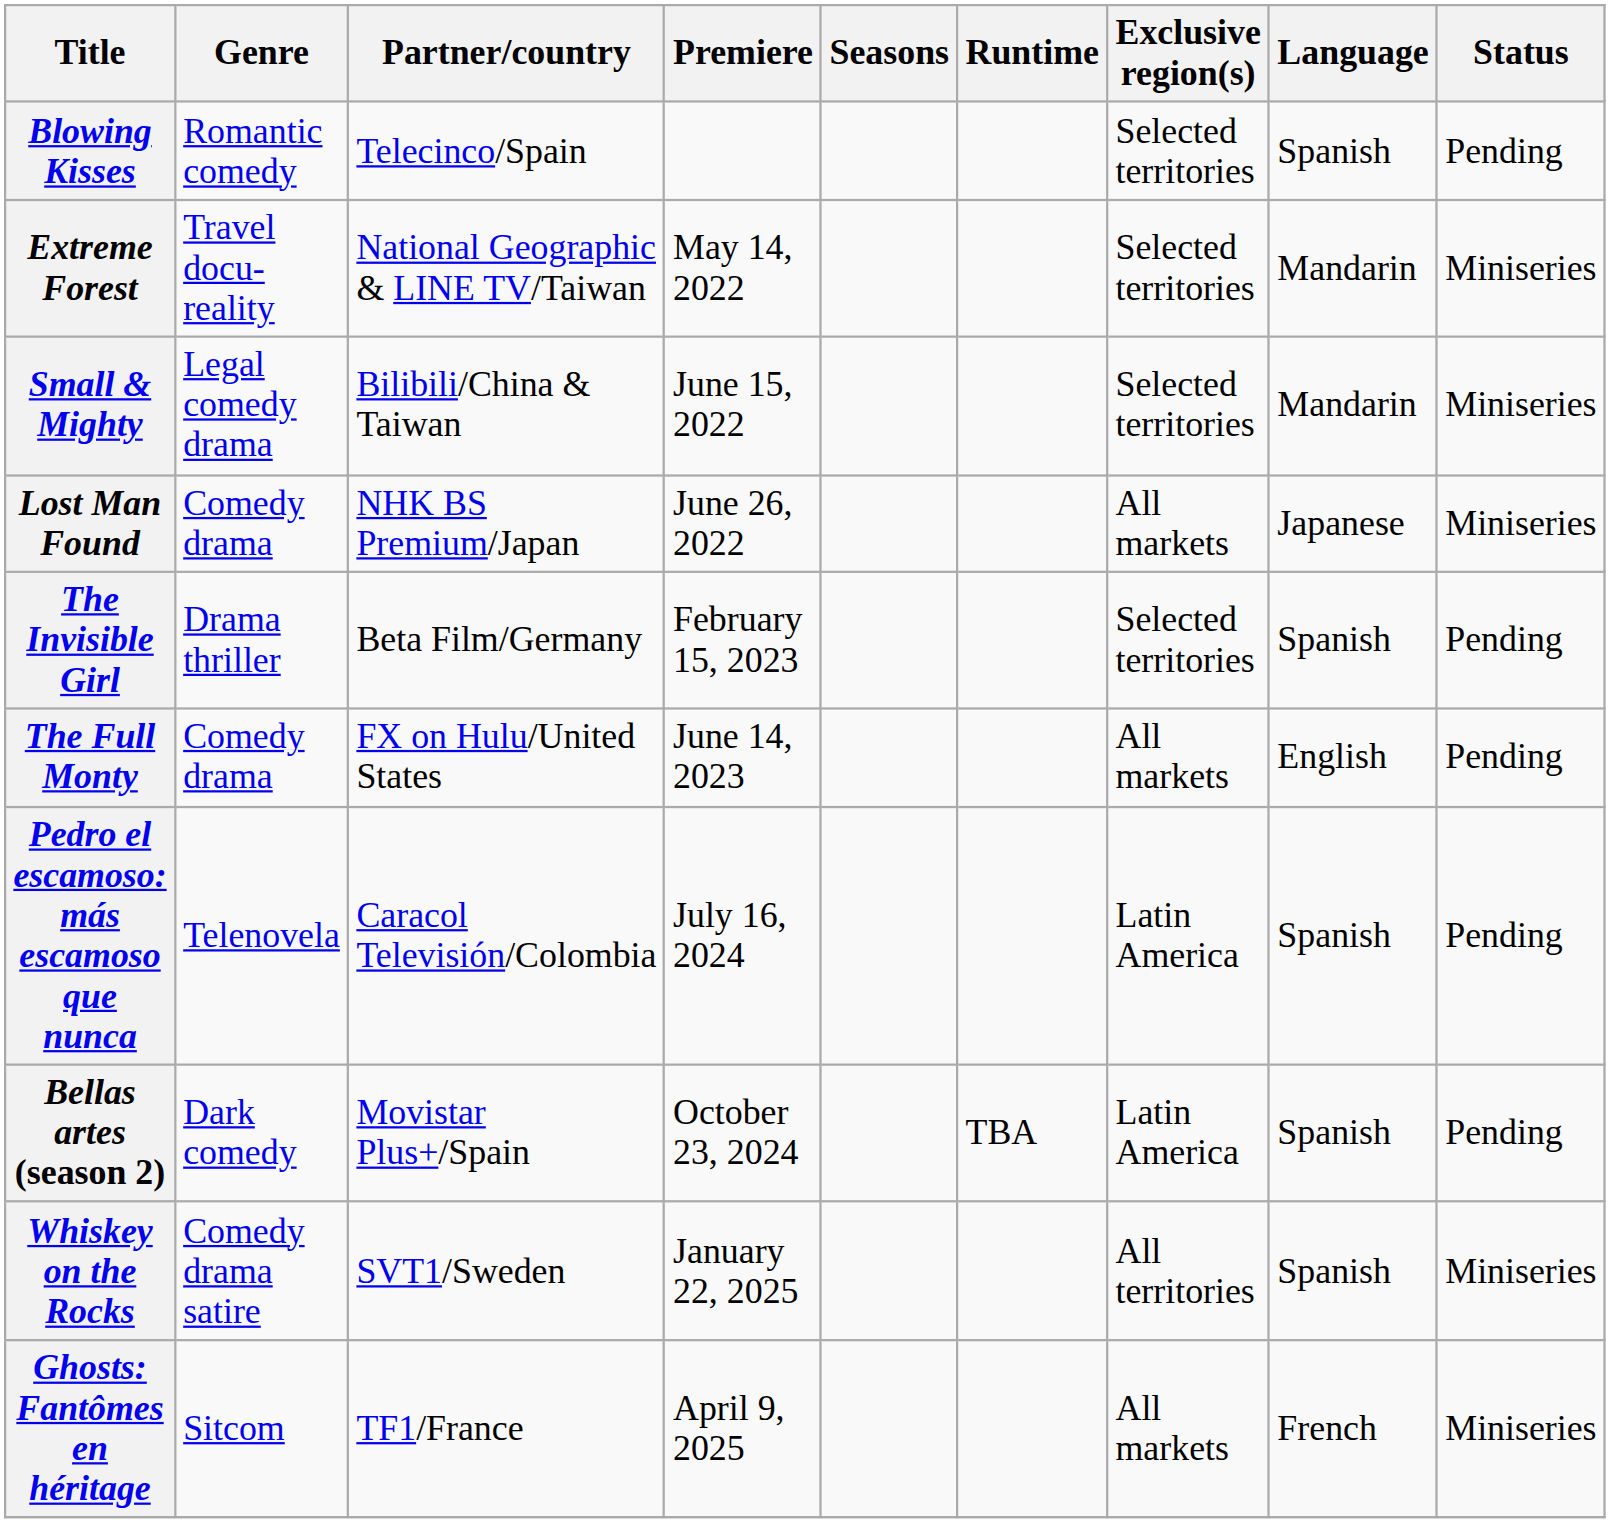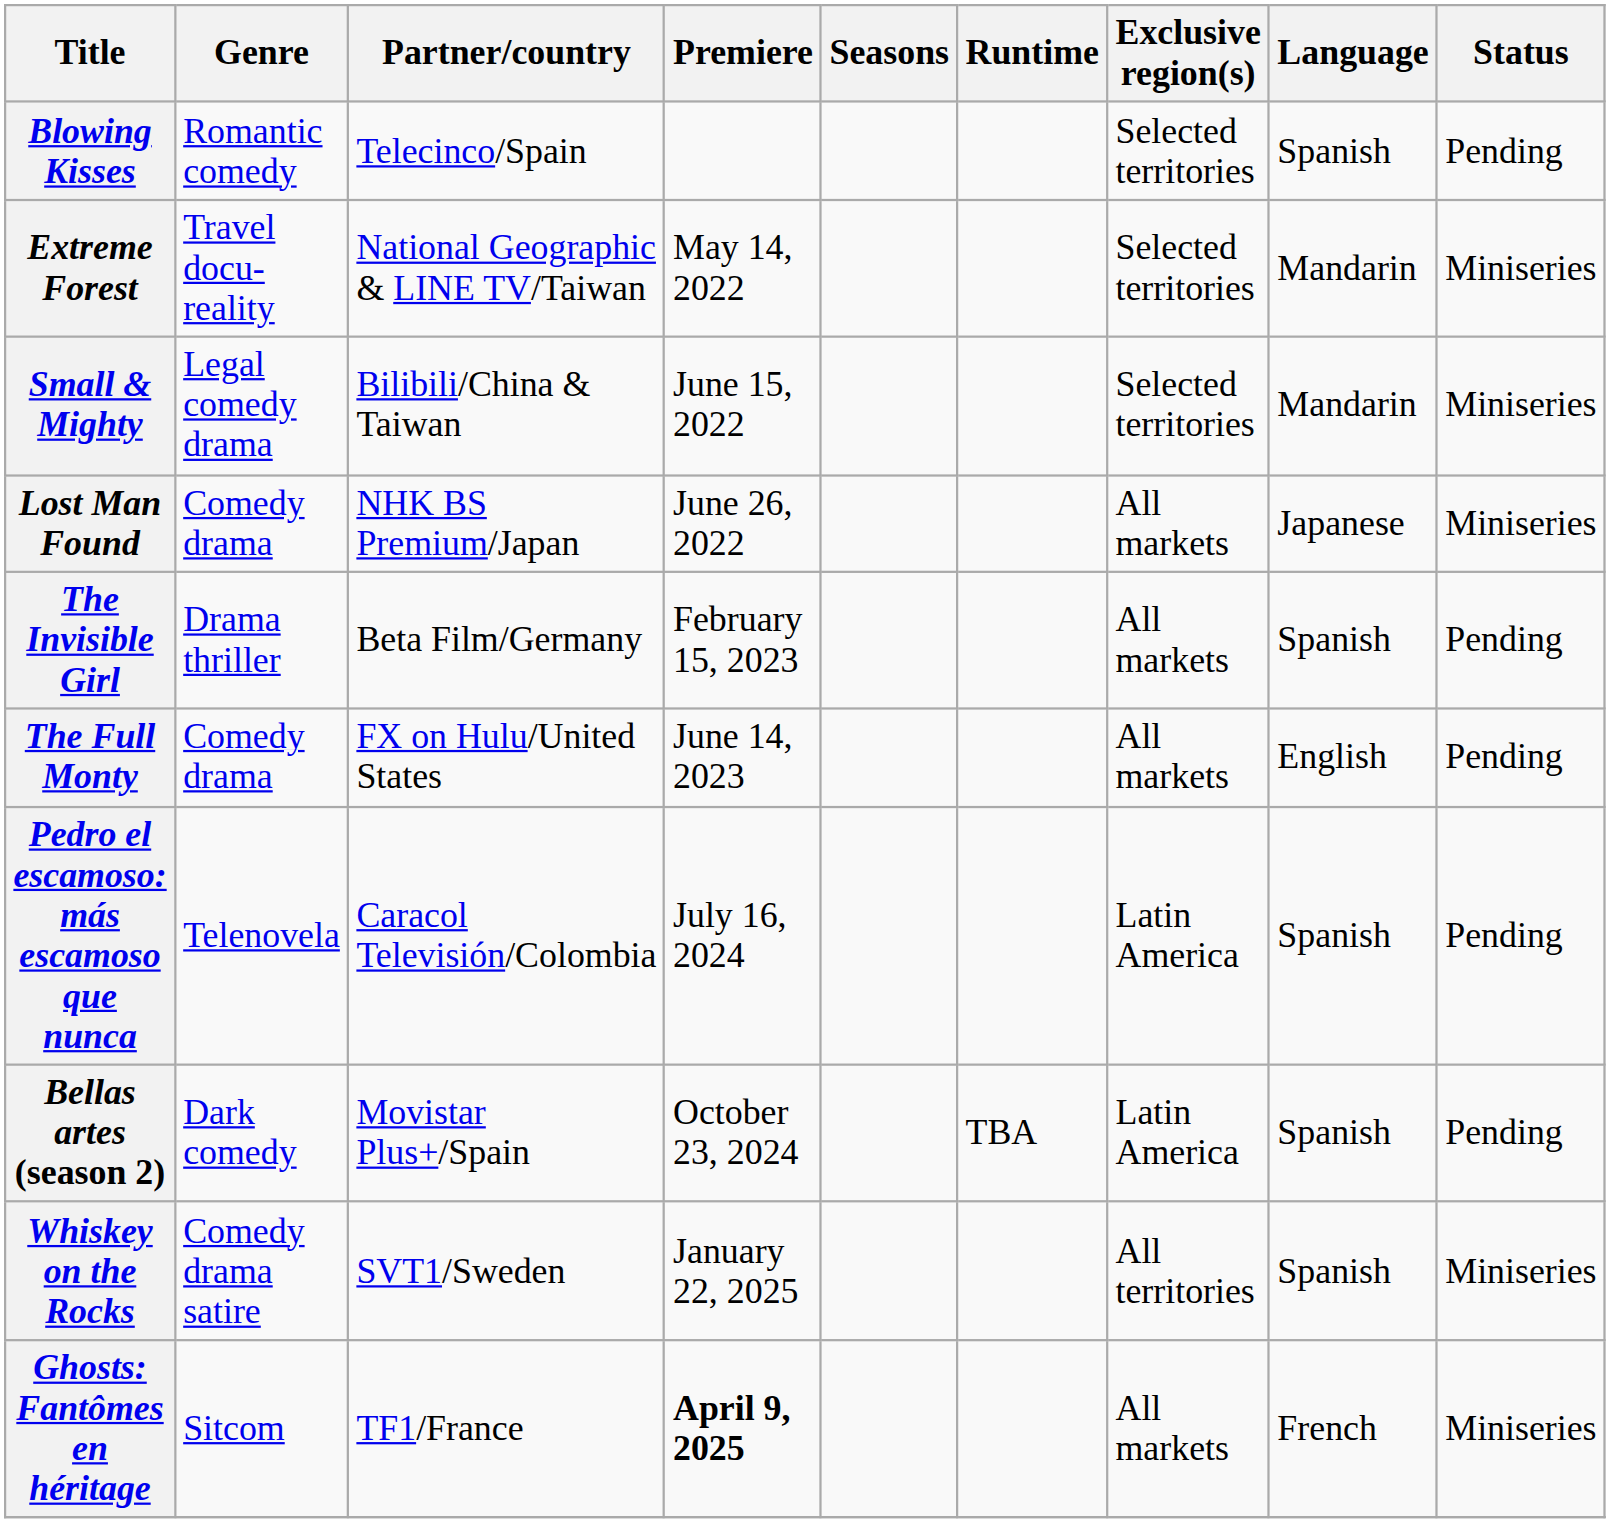(1185, 639) Selected territories -> (1172, 639) All markets
(729, 1427) normal -> (732, 1427) bold
